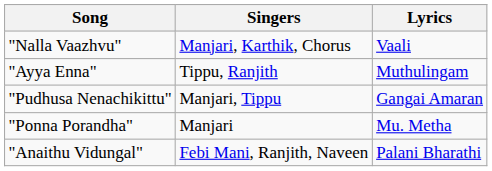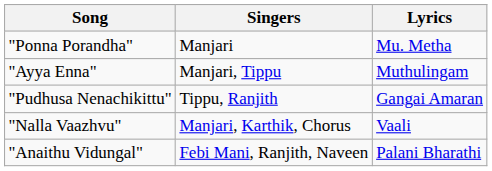rows swapped: (65, 44) <-> (71, 125)
(229, 71) Tippu, Ranjith -> (230, 71) Manjari, Tippu
(230, 98) Manjari, Tippu -> (229, 98) Tippu, Ranjith
